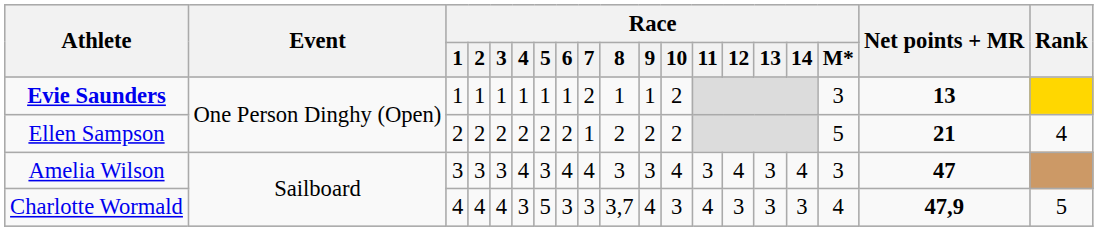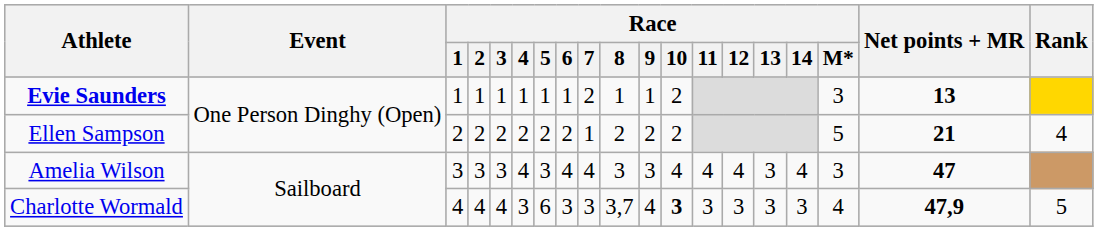(708, 170) 3 -> (708, 170) 4
(545, 207) 5 -> (545, 207) 6
(677, 207) normal -> (677, 207) bold
(708, 207) 4 -> (708, 207) 3
